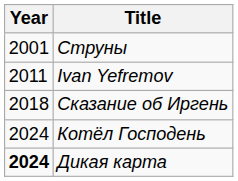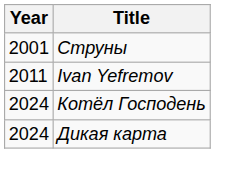- row: (143, 104)
(29, 162) bold -> (29, 133) normal
